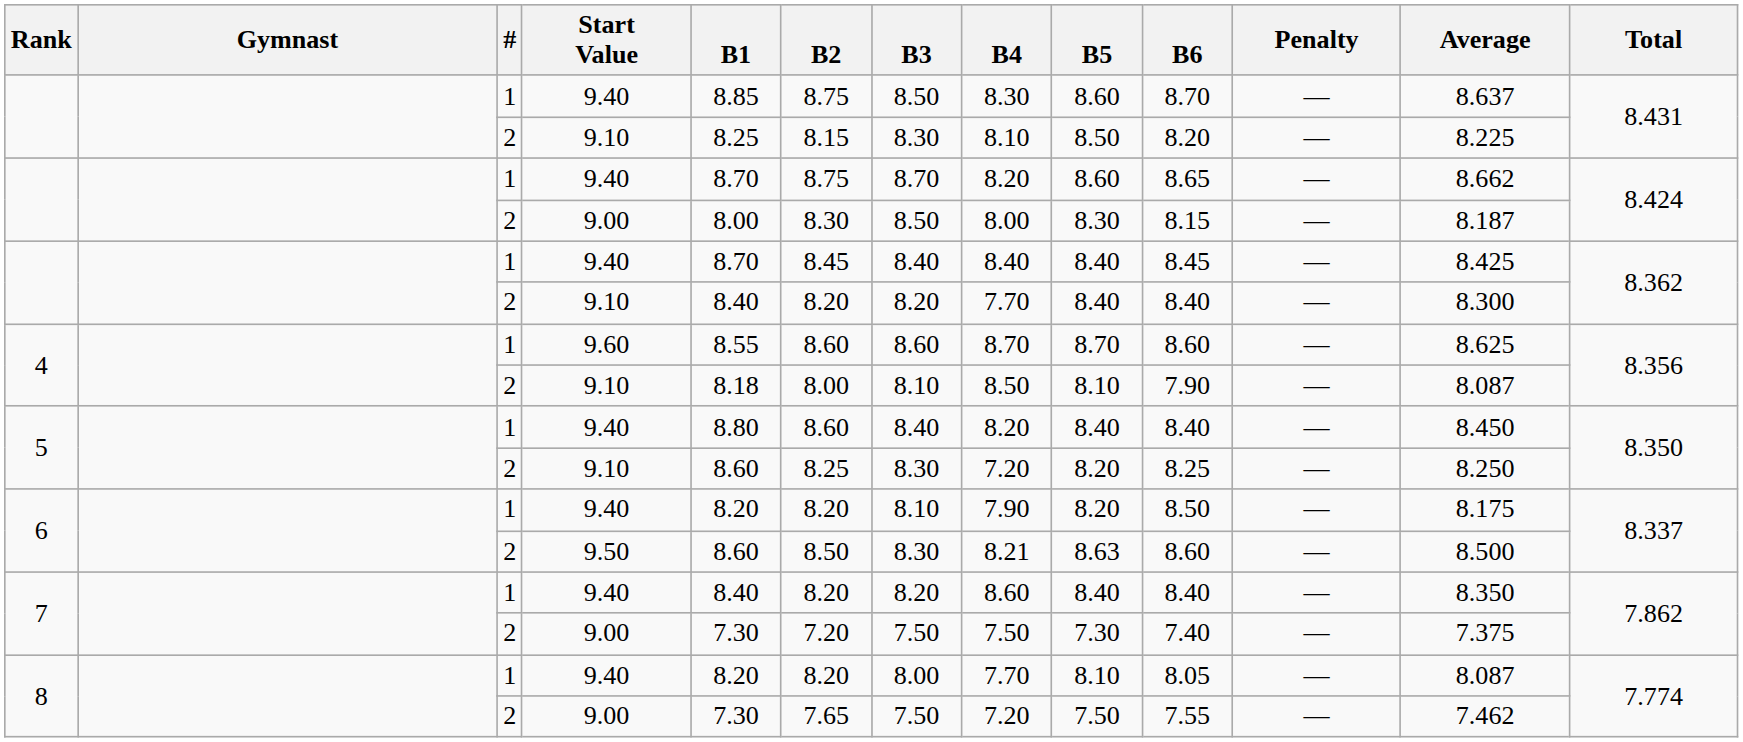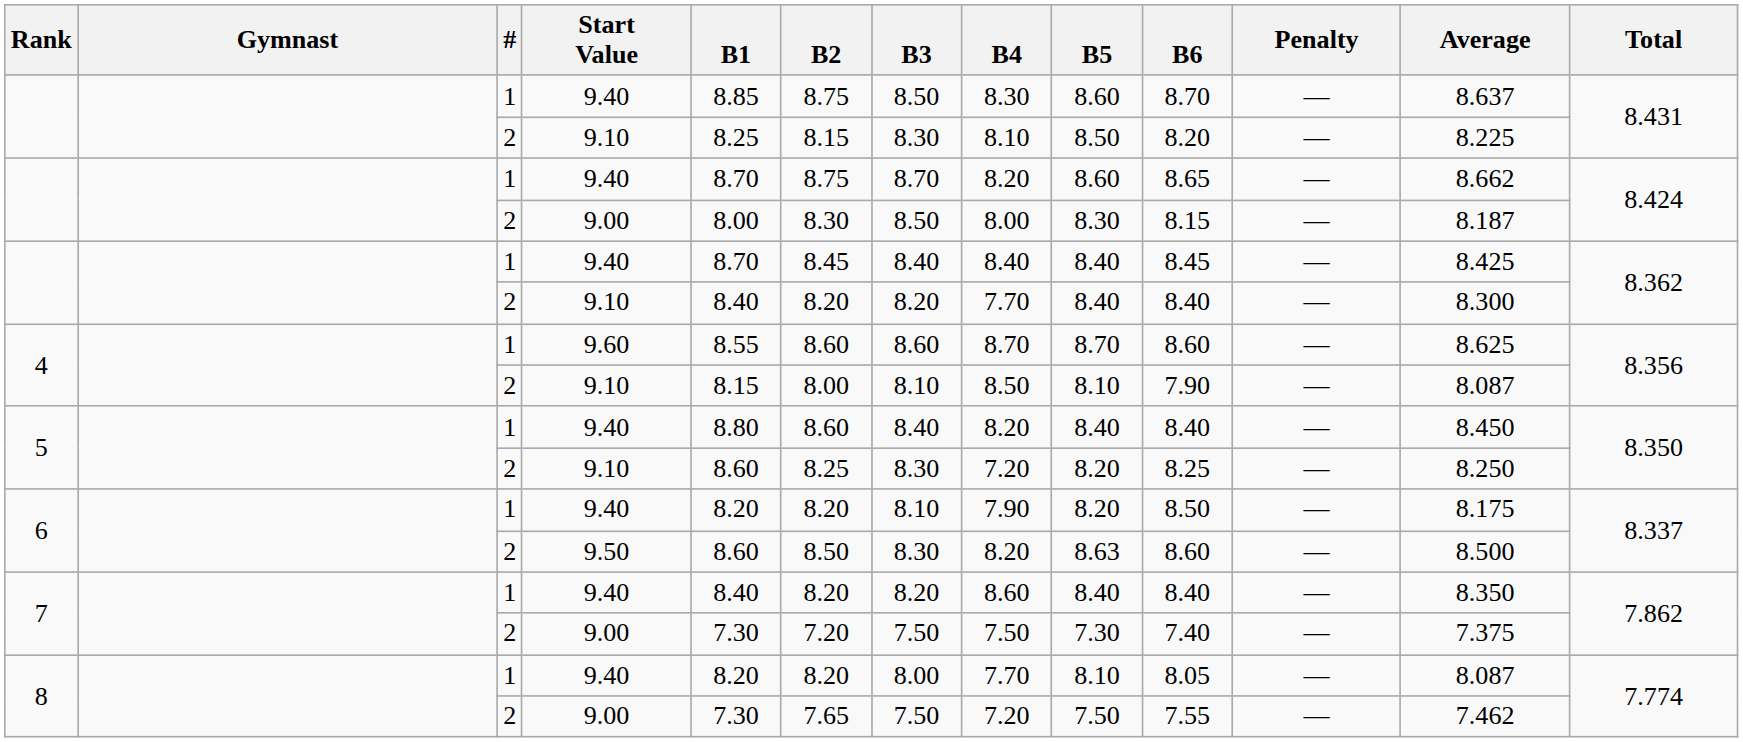(736, 385) 8.18 -> (736, 385) 8.15
(1007, 550) 8.21 -> (1007, 550) 8.20
